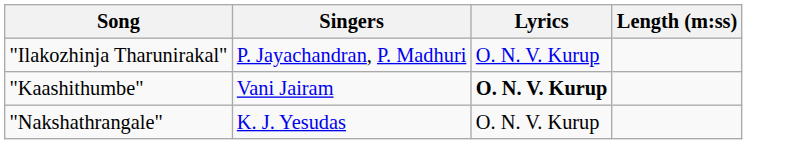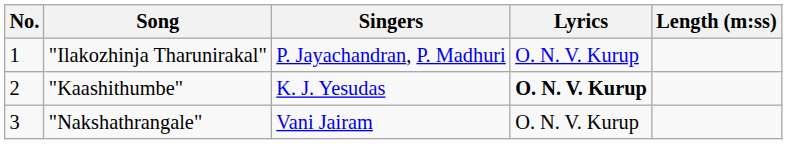+ column: (24, 21)
(285, 88) Vani Jairam -> (331, 88) K. J. Yesudas
(291, 122) K. J. Yesudas -> (325, 122) Vani Jairam
